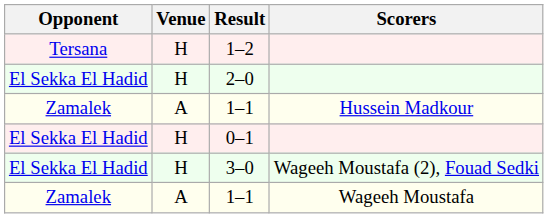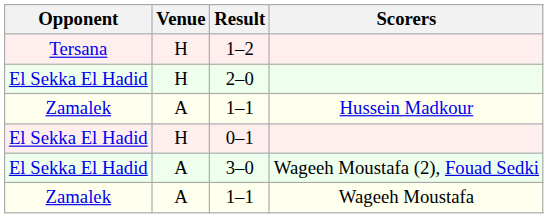(181, 167) H -> (181, 167) A
